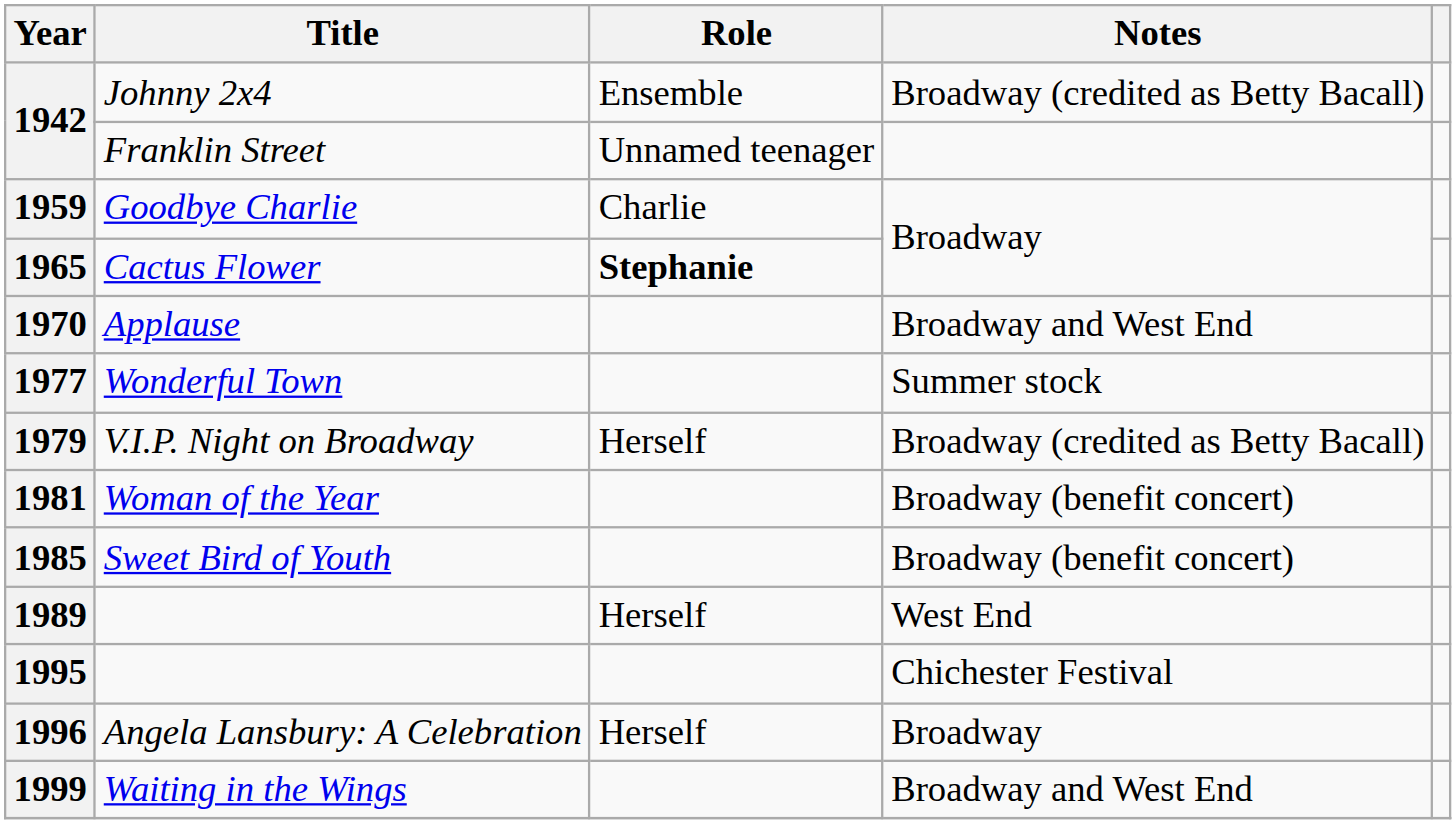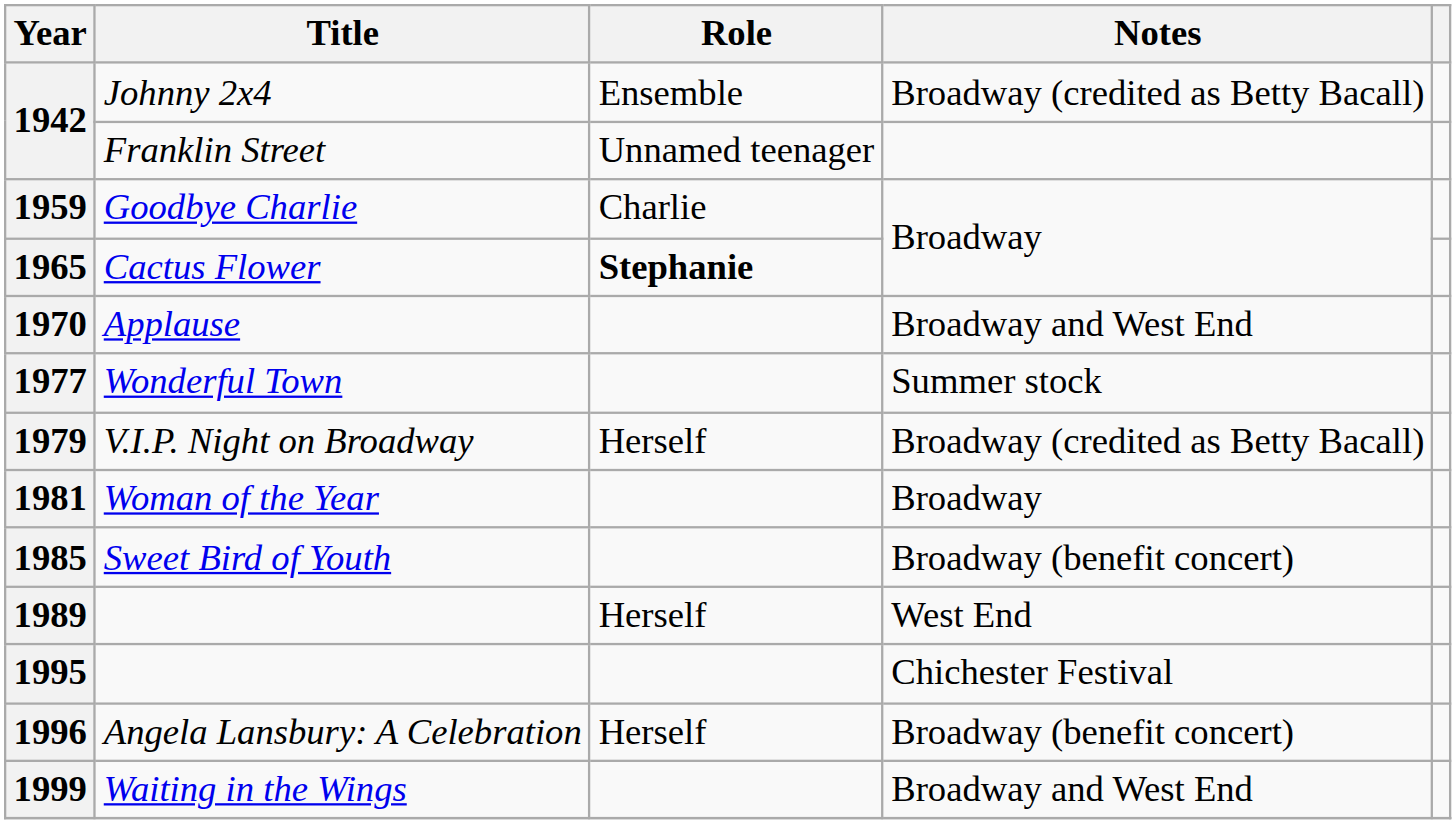(1093, 498) Broadway (benefit concert) -> (967, 498) Broadway
(967, 730) Broadway -> (1093, 730) Broadway (benefit concert)
